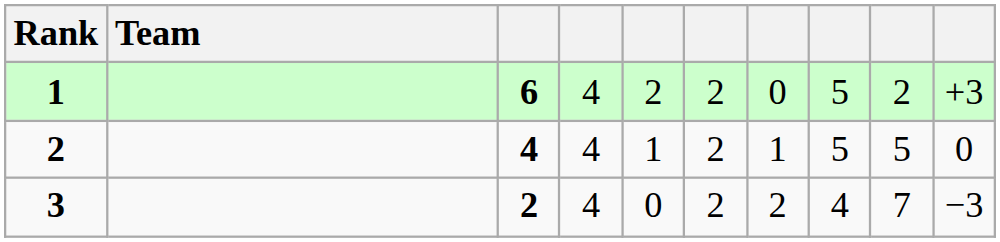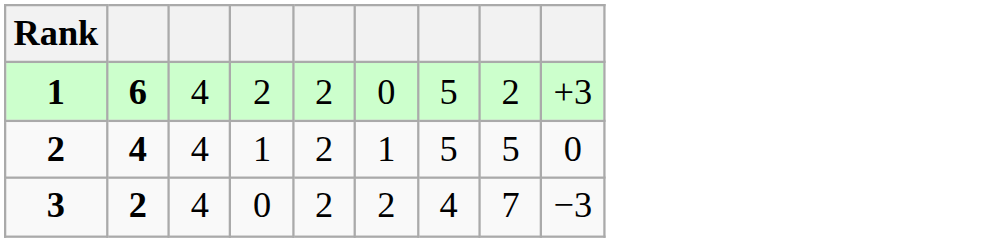- column: (158, 33)
